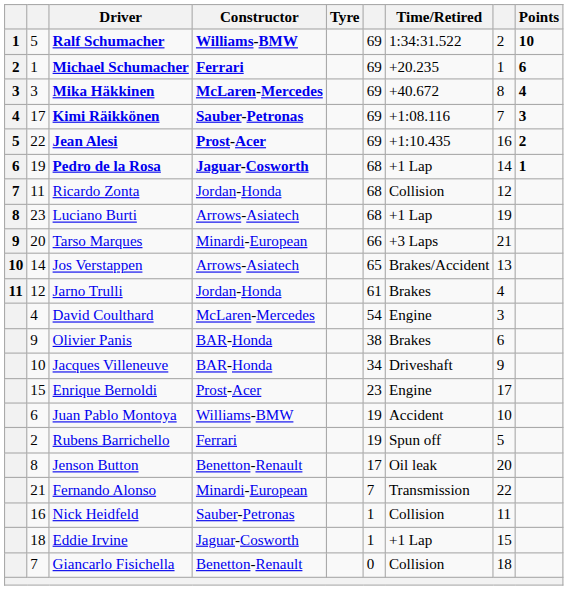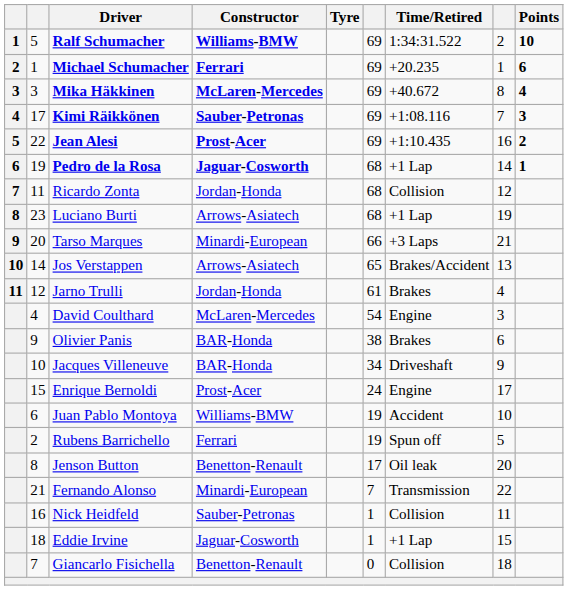(374, 390) 23 -> (374, 390) 24
